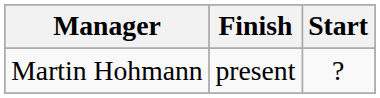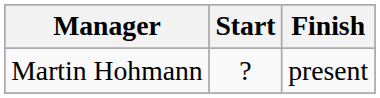columns swapped: (338, 26) <-> (255, 26)
